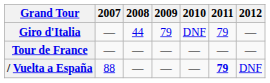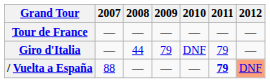rows swapped: (50, 31) <-> (50, 50)
(250, 68) no background -> (250, 68) lightsalmon background
